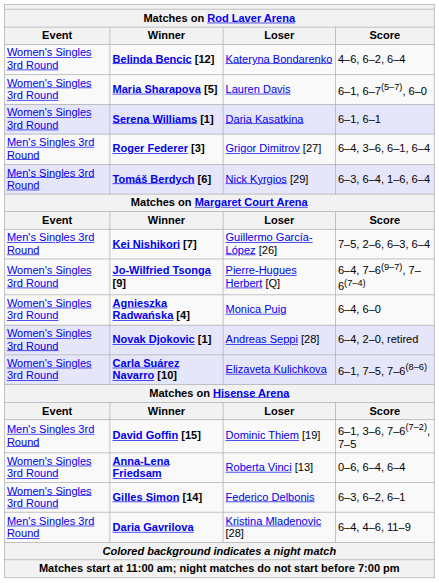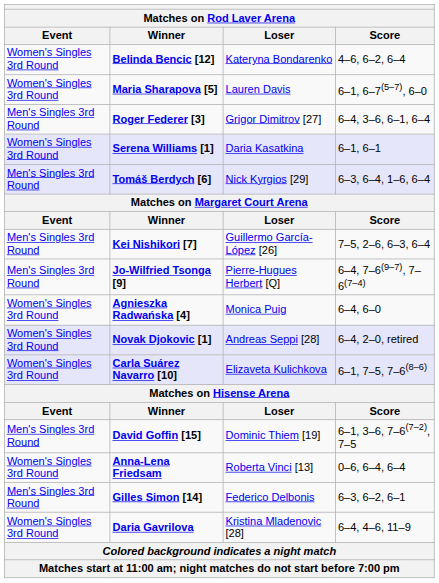rows swapped: (159, 149) <-> (163, 119)
(49, 277) Women's Singles 3rd Round -> (51, 277) Men's Singles 3rd Round
(49, 497) Women's Singles 3rd Round -> (51, 497) Men's Singles 3rd Round
(51, 527) Men's Singles 3rd Round -> (49, 527) Women's Singles 3rd Round
